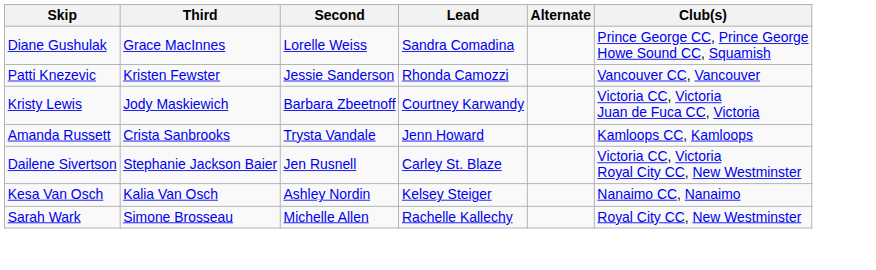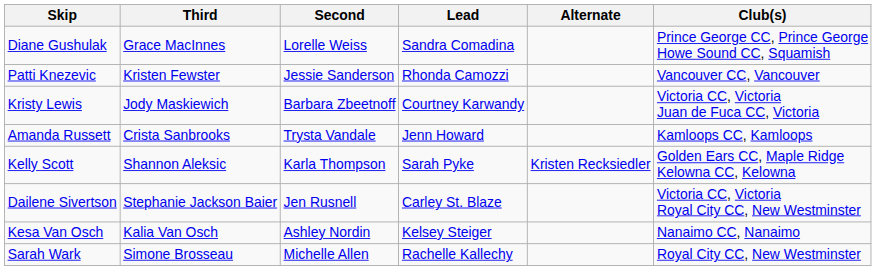+ row: (41, 165)
